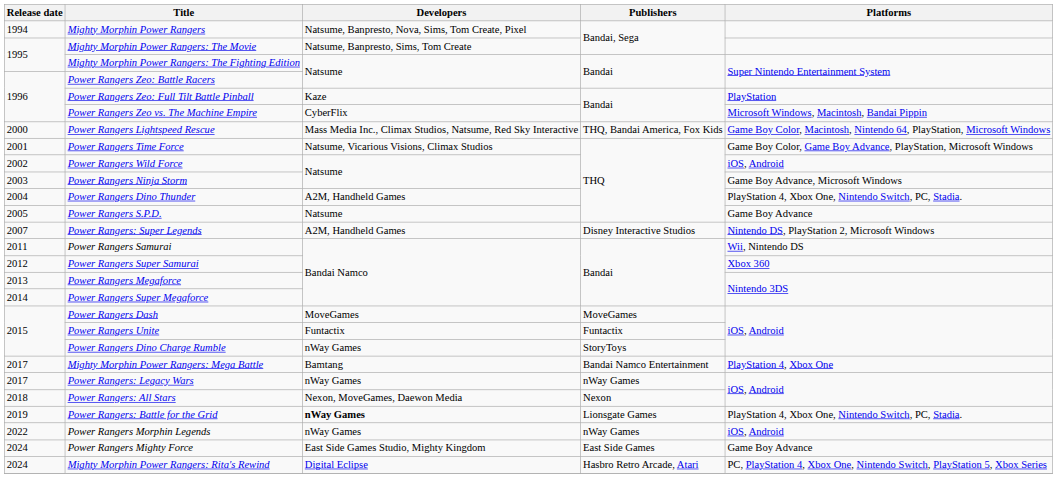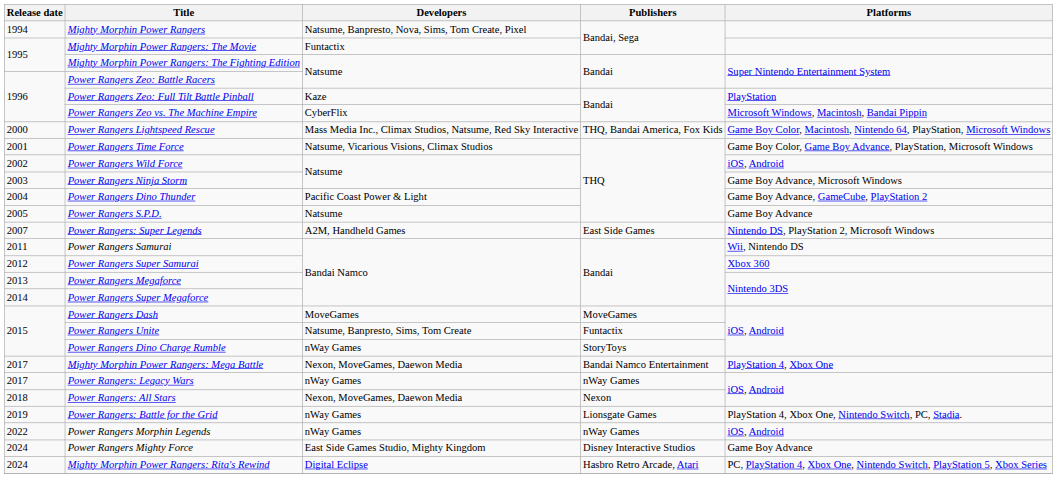(388, 46) Natsume, Banpresto, Sims, Tom Create -> (325, 46) Funtactix
(355, 197) A2M, Handheld Games -> (366, 197) Pacific Coast Power & Light
(845, 197) PlayStation 4, Xbox One, Nintendo Switch, PC, Stadia. -> (827, 197) Game Boy Advance, GameCube, PlayStation 2
(639, 230) Disney Interactive Studios -> (619, 230) East Side Games
(325, 331) Funtactix -> (388, 331) Natsume, Banpresto, Sims, Tom Create
(324, 364) Bamtang -> (384, 364) Nexon, MoveGames, Daewon Media
(335, 414) bold -> (333, 414) normal
(619, 448) East Side Games -> (639, 448) Disney Interactive Studios
